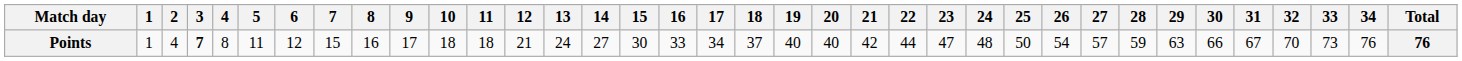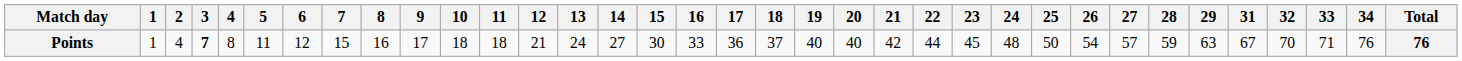- column: (1215, 16)
(716, 42) 34 -> (736, 42) 36
(946, 42) 47 -> (972, 42) 45
(1330, 42) 73 -> (1327, 42) 71
